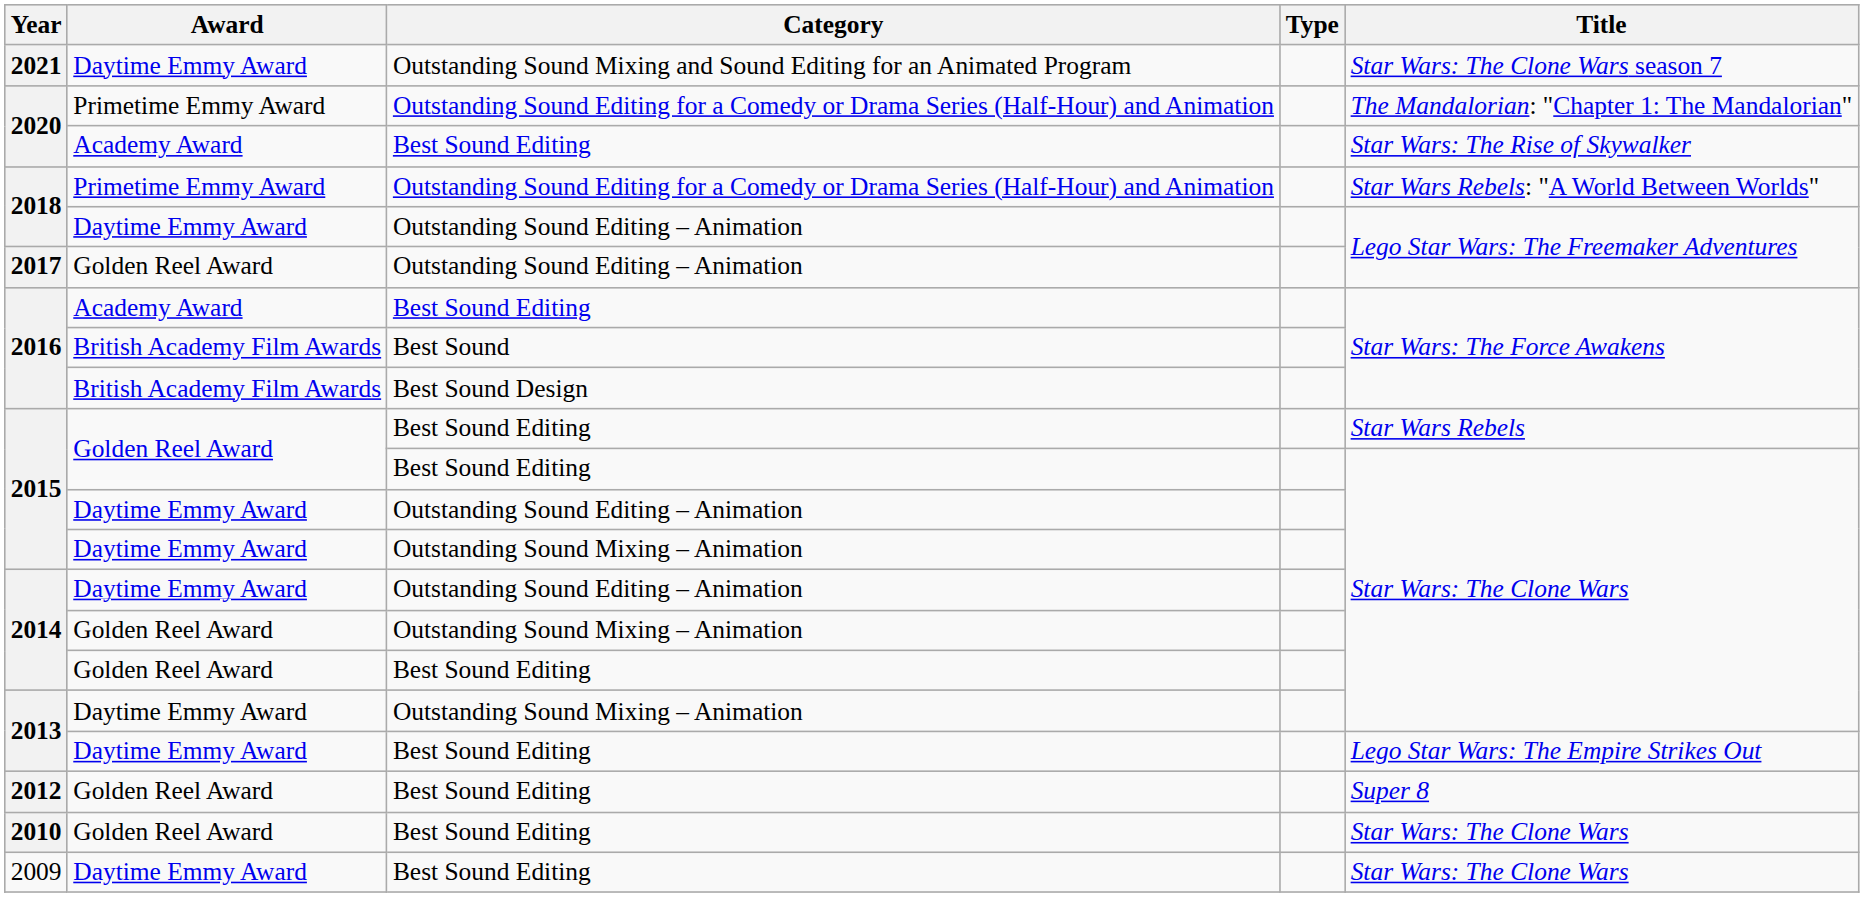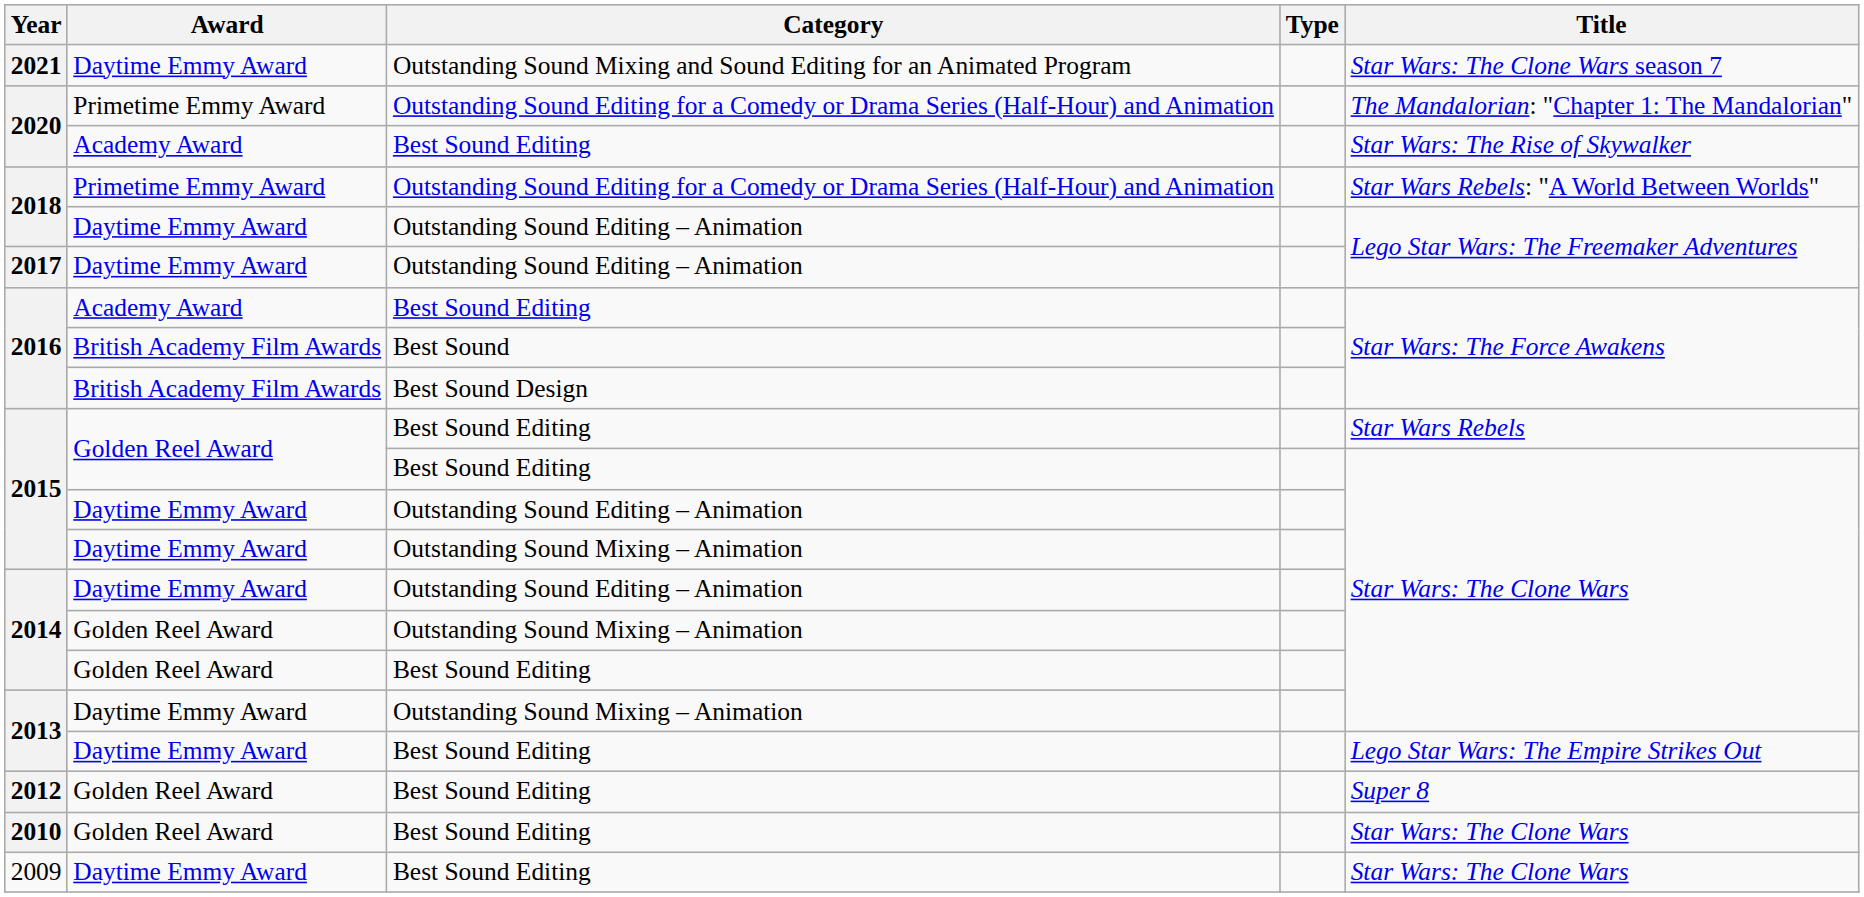(173, 266) Golden Reel Award -> (190, 266) Daytime Emmy Award
